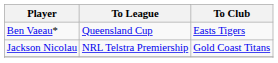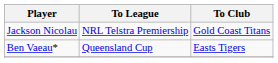rows swapped: (42, 48) <-> (32, 31)
